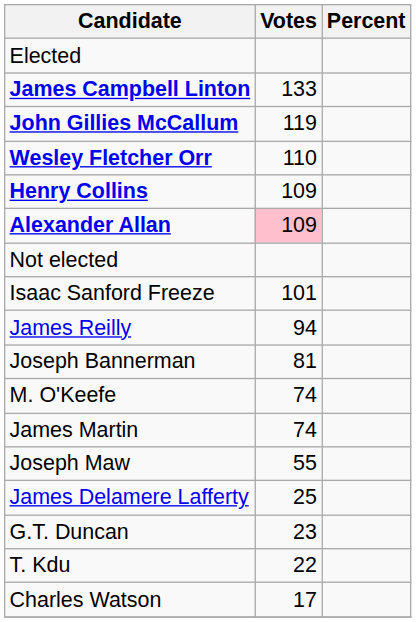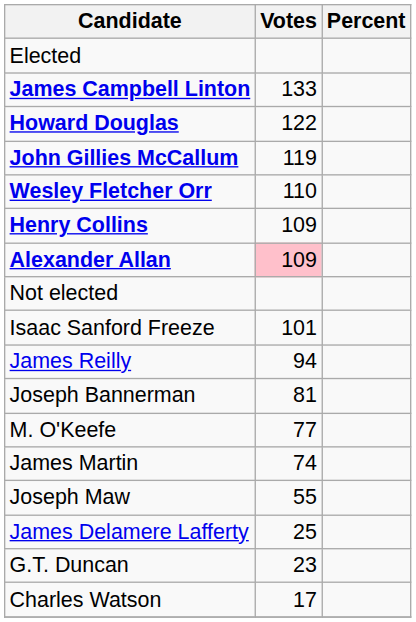+ row: (94, 123)
(305, 395) 74 -> (305, 429) 77
- row: (40, 565)
